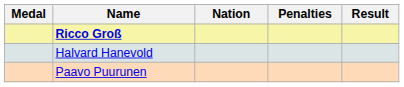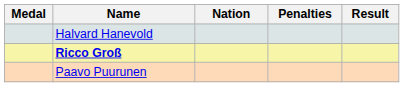rows swapped: (88, 34) <-> (104, 53)
